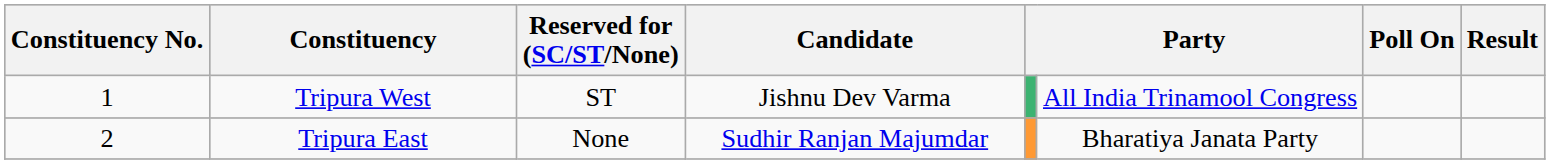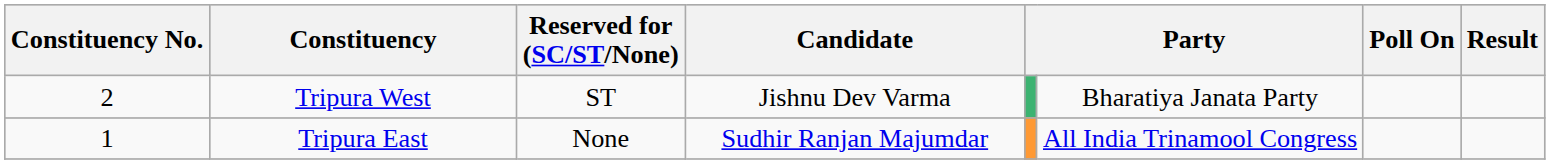(107, 96) 1 -> (107, 96) 2
(1200, 96) All India Trinamool Congress -> (1200, 96) Bharatiya Janata Party
(107, 138) 2 -> (107, 138) 1
(1200, 138) Bharatiya Janata Party -> (1200, 138) All India Trinamool Congress
